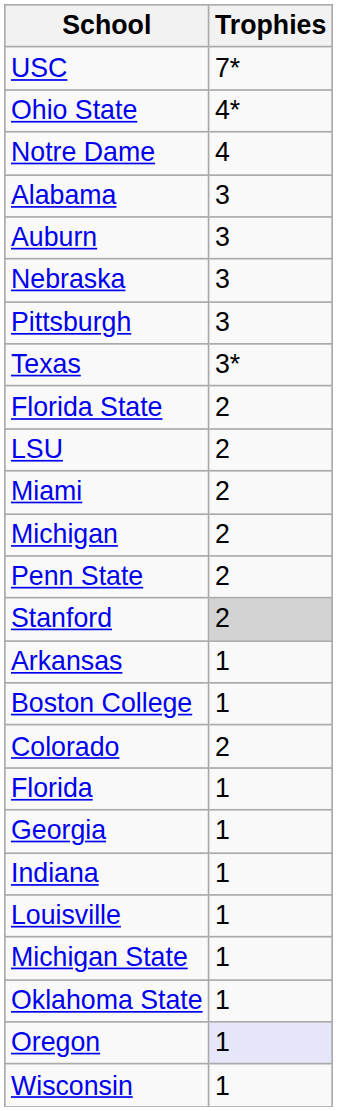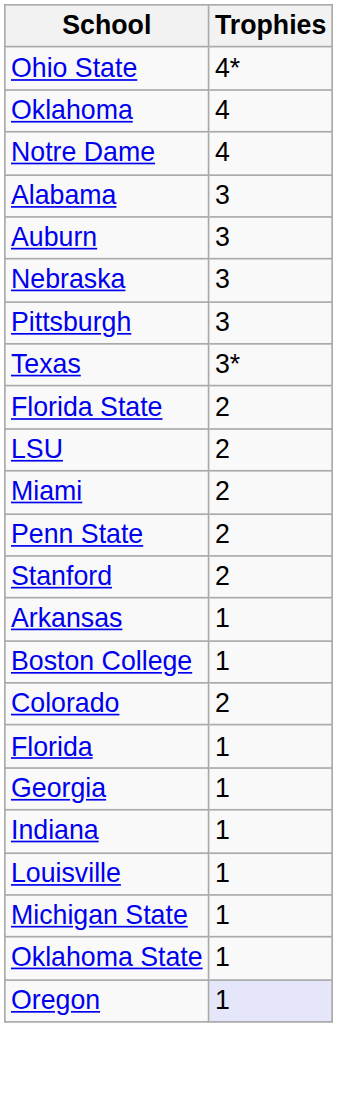- row: (39, 68)
+ row: (72, 110)
- row: (64, 534)
(222, 618) lightgrey background -> (222, 576) no background
- row: (72, 1085)
